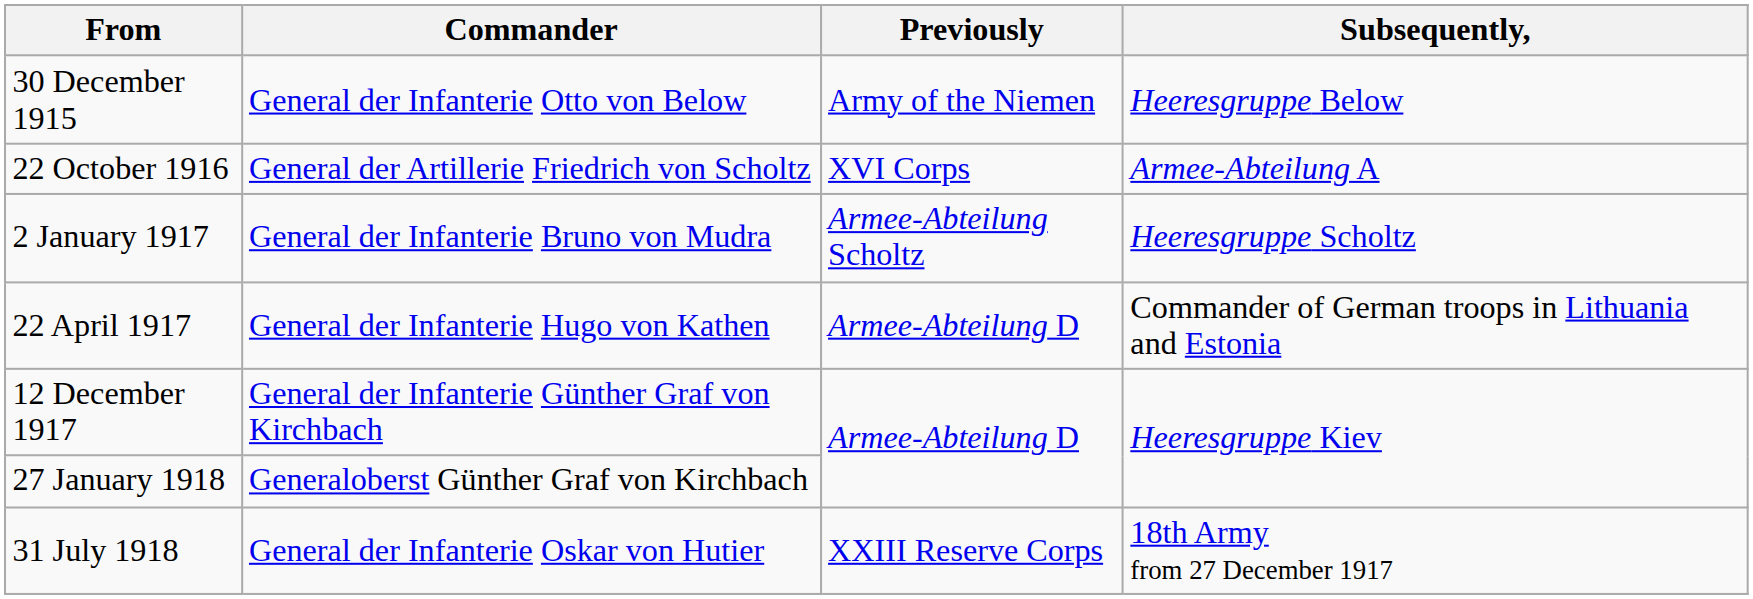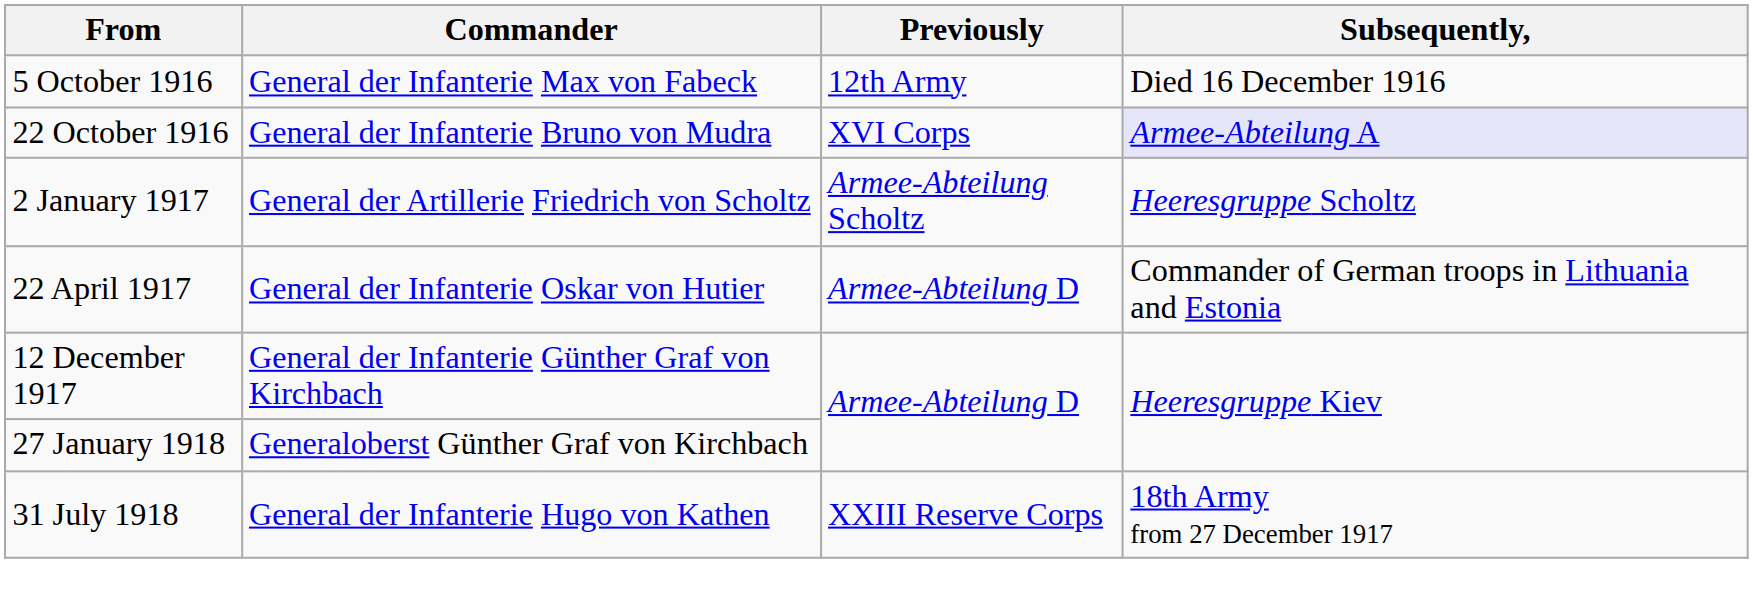- row: (99, 99)
+ row: (112, 81)
(530, 168) General der Artillerie Friedrich von Scholtz -> (510, 132) General der Infanterie Bruno von Mudra
(1255, 168) no background -> (1255, 132) lavender background
(510, 237) General der Infanterie Bruno von Mudra -> (530, 201) General der Artillerie Friedrich von Scholtz
(509, 324) General der Infanterie Hugo von Kathen -> (507, 288) General der Infanterie Oskar von Hutier
(507, 549) General der Infanterie Oskar von Hutier -> (509, 513) General der Infanterie Hugo von Kathen
